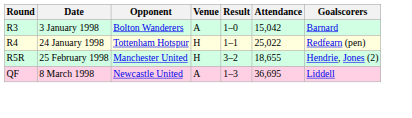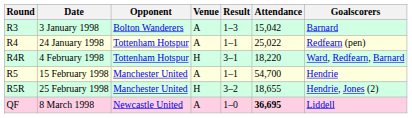(231, 27) 1–0 -> (231, 27) 1–3
(197, 43) H -> (197, 43) A
+ row: (16, 58)
+ row: (12, 74)
(231, 74) 1–3 -> (231, 105) 1–0
(268, 74) normal -> (268, 105) bold
